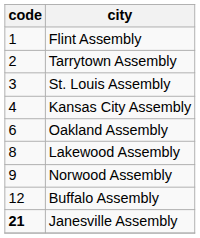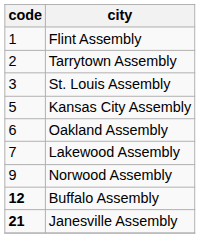(12, 107) 4 -> (12, 107) 5
(12, 152) 8 -> (12, 152) 7
(16, 198) normal -> (16, 198) bold
